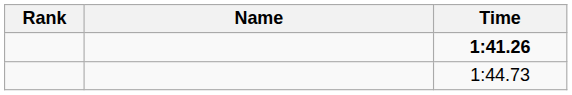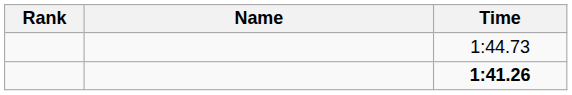rows swapped: (500, 47) <-> (500, 75)
